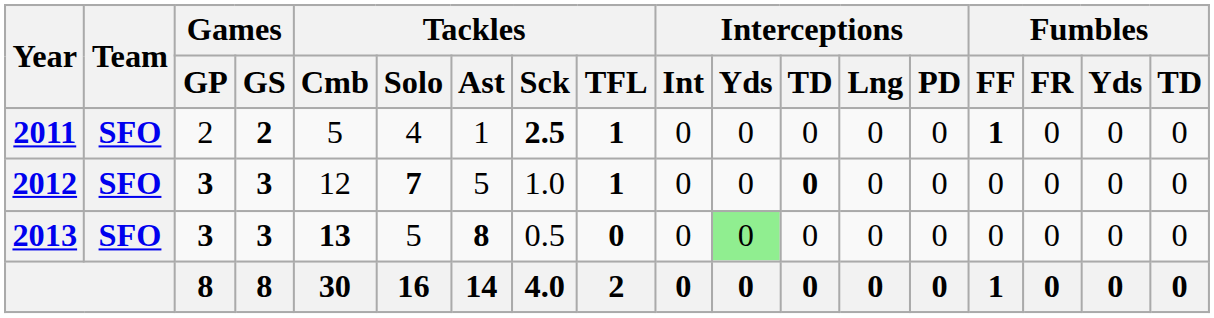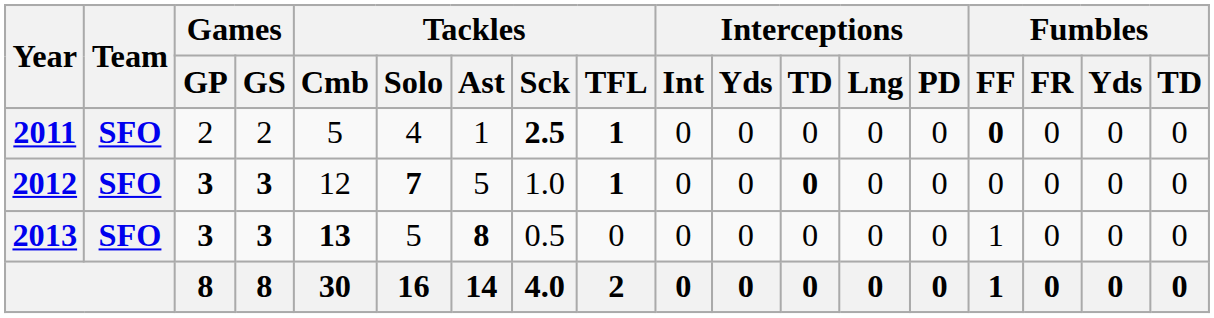(264, 132) bold -> (264, 132) normal
(996, 132) 1 -> (996, 132) 0
(616, 235) bold -> (616, 235) normal
(746, 235) lightgreen background -> (746, 235) no background
(996, 235) 0 -> (996, 235) 1
